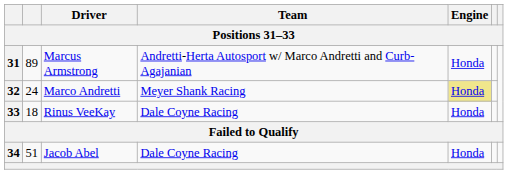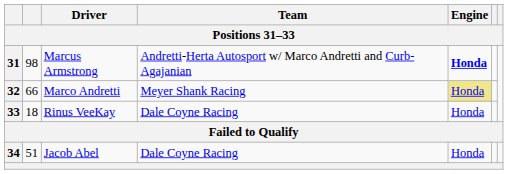(32, 63) 89 -> (32, 63) 98
(468, 63) normal -> (469, 63) bold
(32, 91) 24 -> (32, 91) 66
